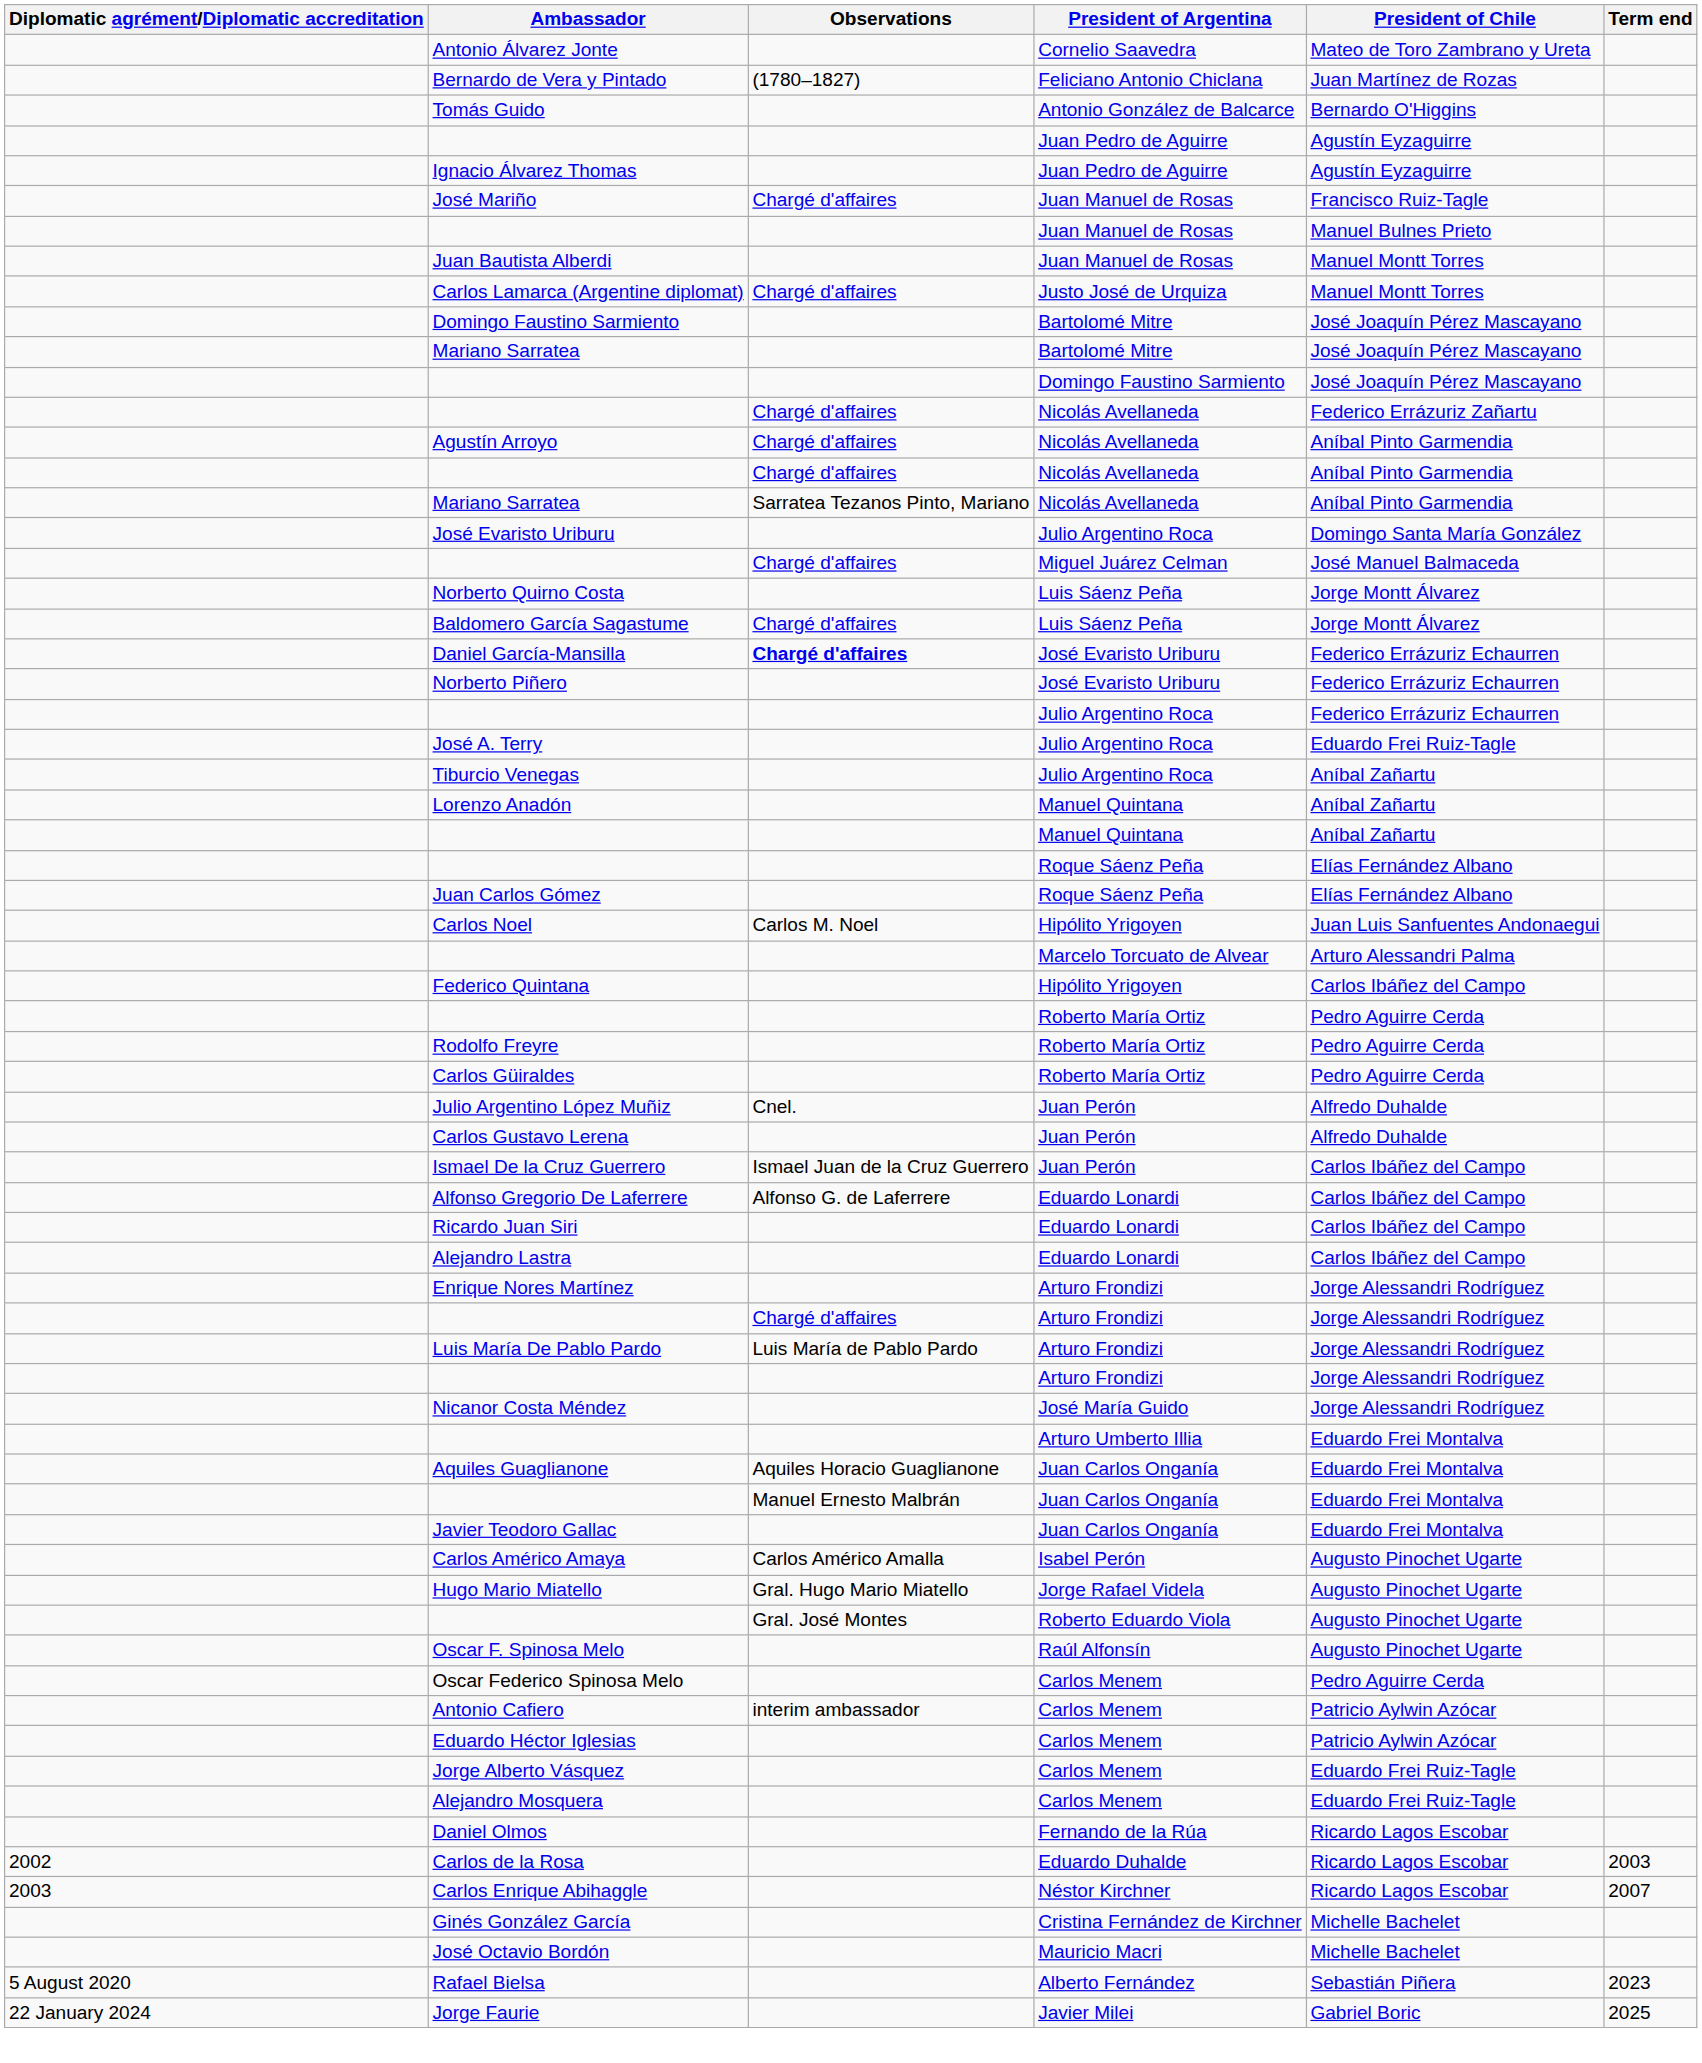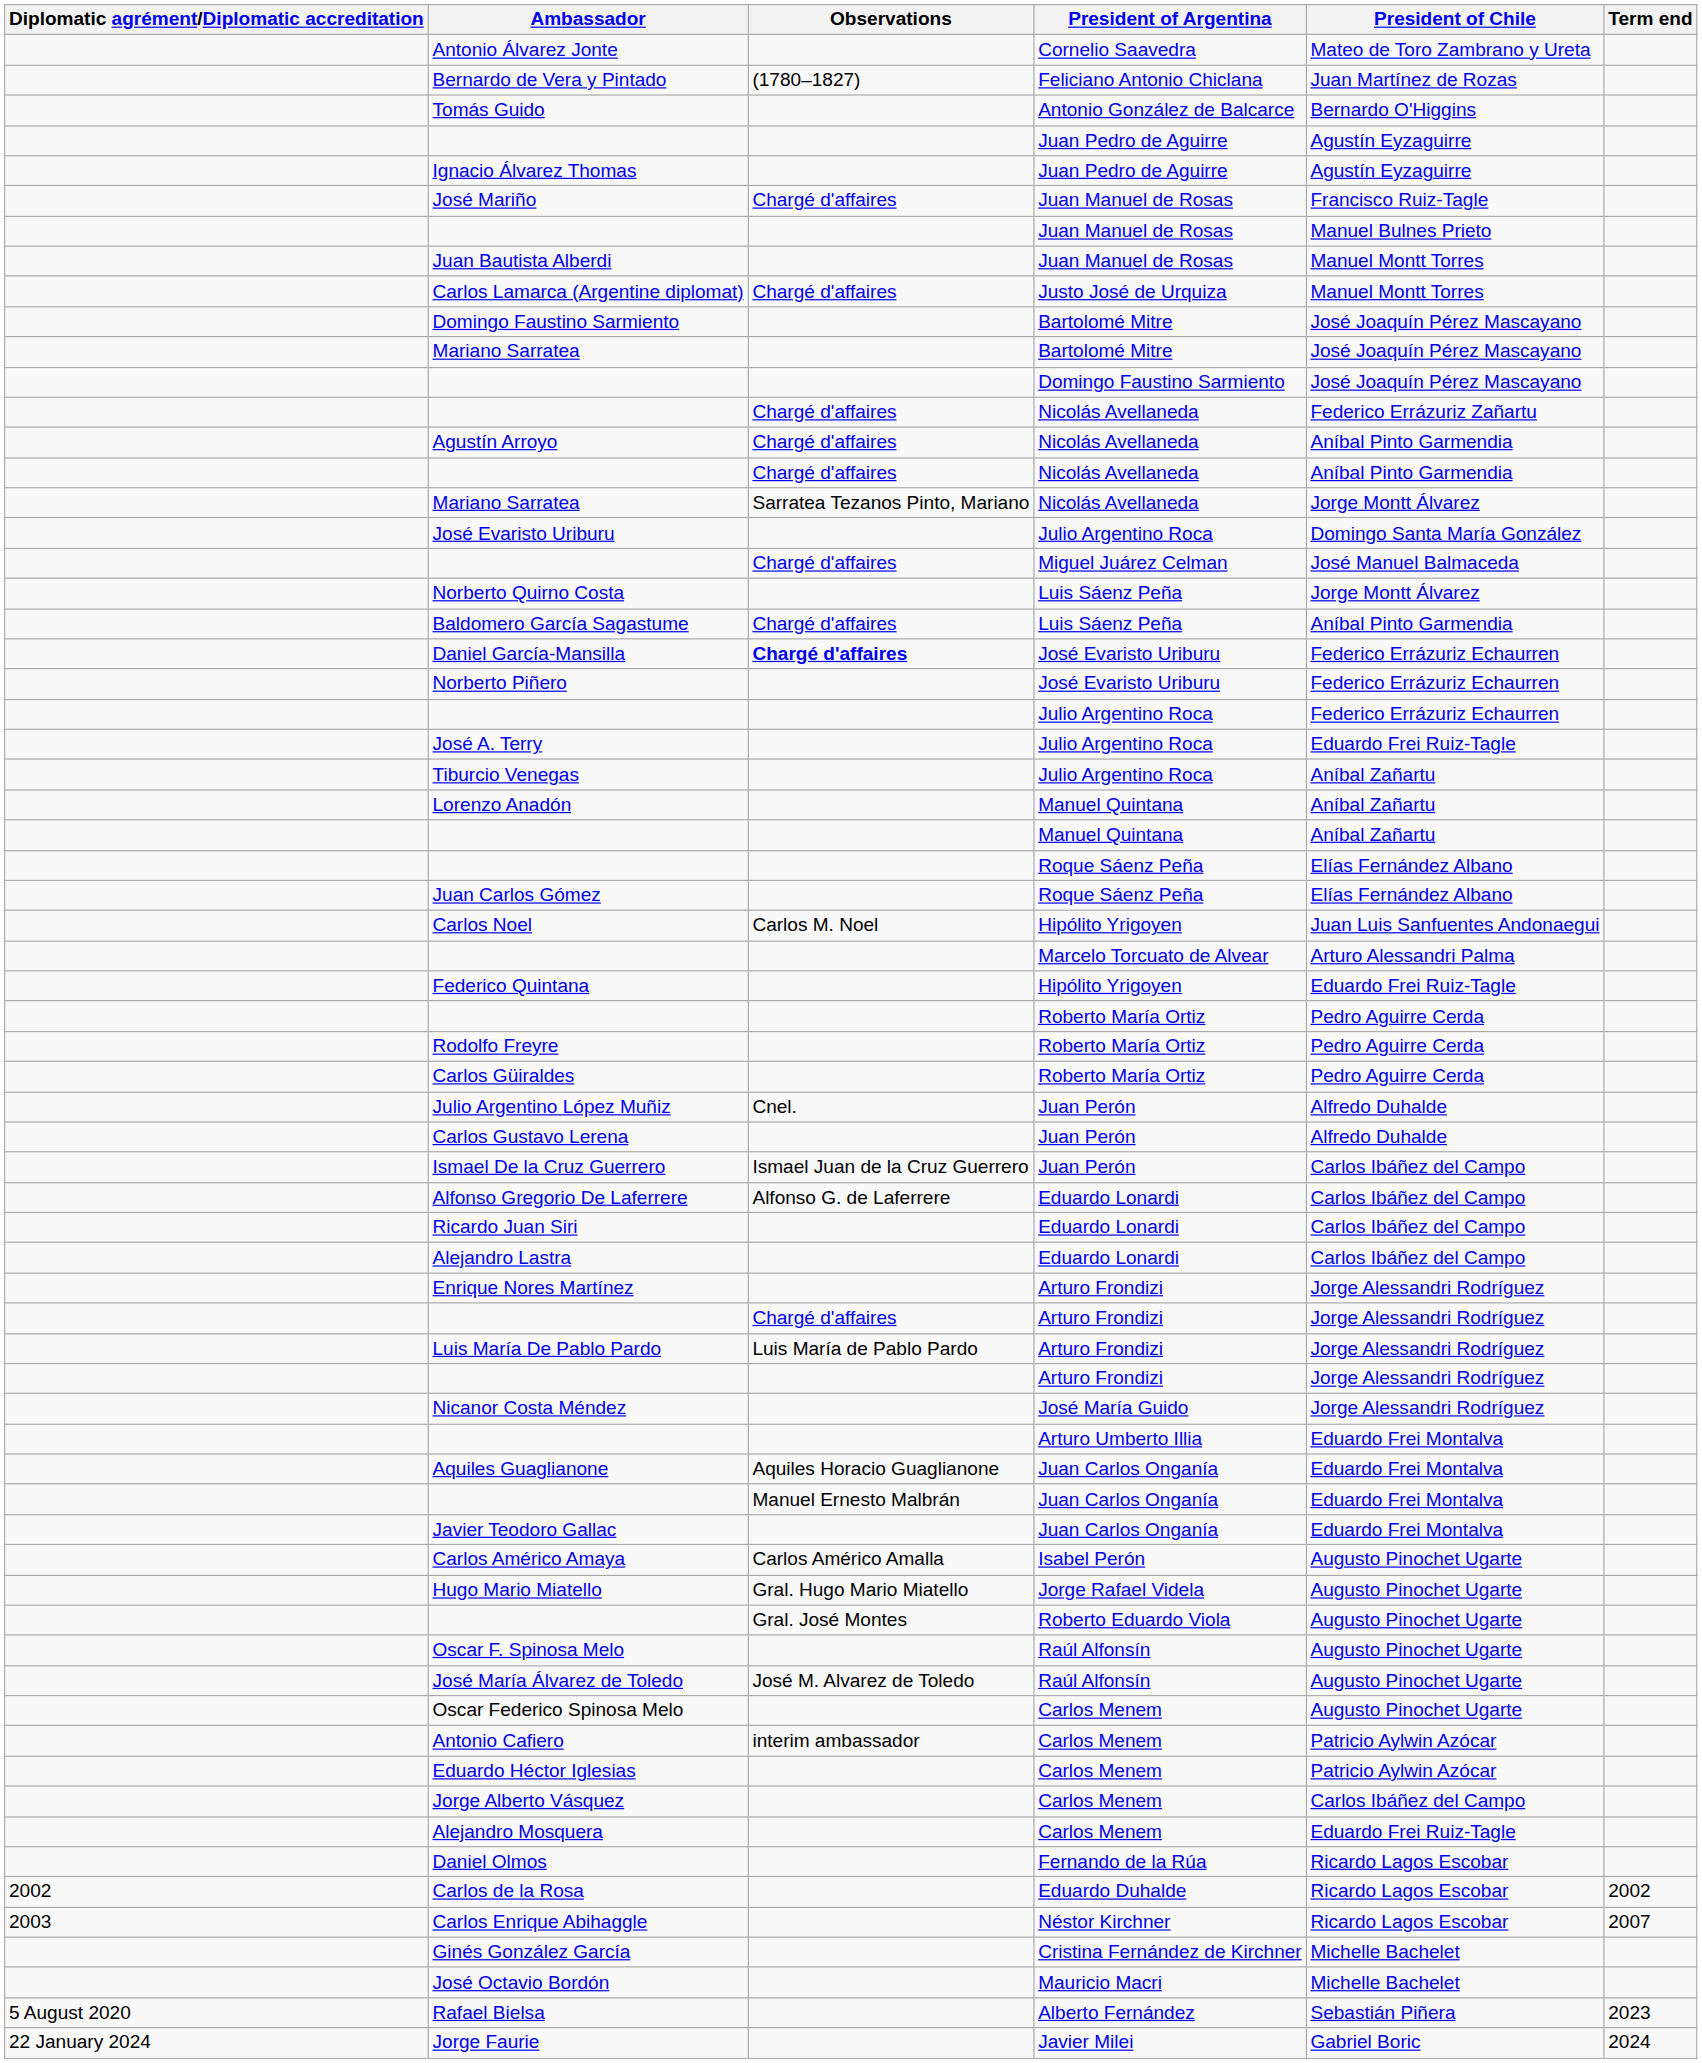(1412, 502) Aníbal Pinto Garmendia -> (1395, 502) Jorge Montt Álvarez
(1395, 623) Jorge Montt Álvarez -> (1412, 623) Aníbal Pinto Garmendia
(1418, 985) Carlos Ibáñez del Campo -> (1413, 985) Eduardo Frei Ruiz-Tagle
+ row: (558, 1680)
(1397, 1680) Pedro Aguirre Cerda -> (1416, 1710) Augusto Pinochet Ugarte
(1413, 1770) Eduardo Frei Ruiz-Tagle -> (1418, 1801) Carlos Ibáñez del Campo
(1629, 1861) 2003 -> (1629, 1891) 2002
(1629, 2012) 2025 -> (1629, 2042) 2024
